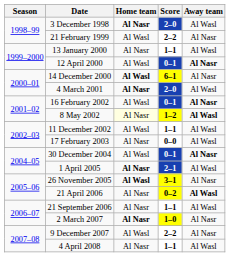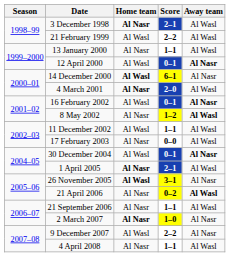(170, 24) 2–0 -> (170, 24) 2–1
(203, 37) Al Nasr -> (203, 37) Al Wasl
(136, 115) lightyellow background -> (136, 115) no background
